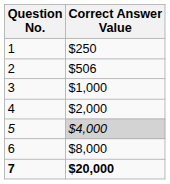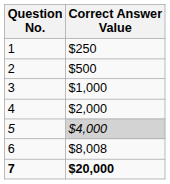(82, 68) $506 -> (82, 68) $500
(88, 149) $8,000 -> (88, 149) $8,008
